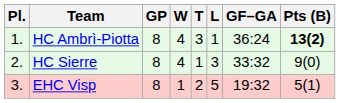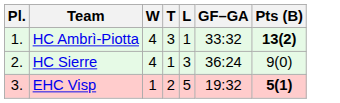- column: (156, 16)
(251, 39) 36:24 -> (223, 39) 33:32
(251, 62) 33:32 -> (223, 62) 36:24
(307, 86) normal -> (279, 86) bold
